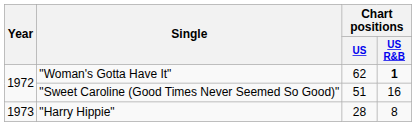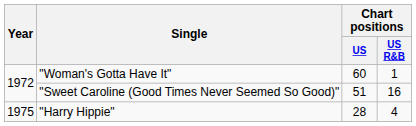(359, 73) 62 -> (359, 73) 60
(394, 73) bold -> (394, 73) normal
(20, 111) 1973 -> (20, 111) 1975
(394, 111) 8 -> (394, 111) 4
